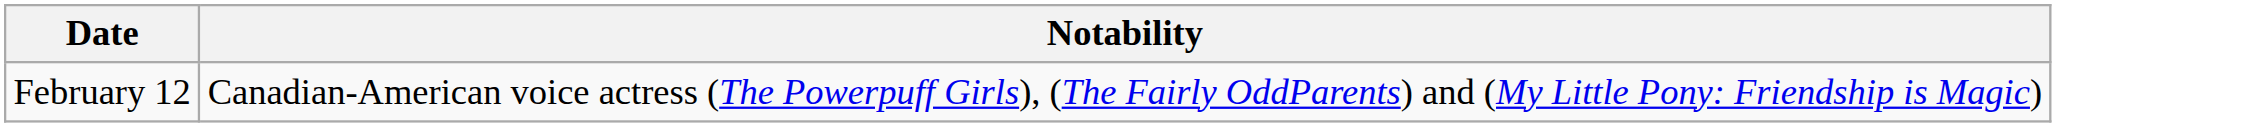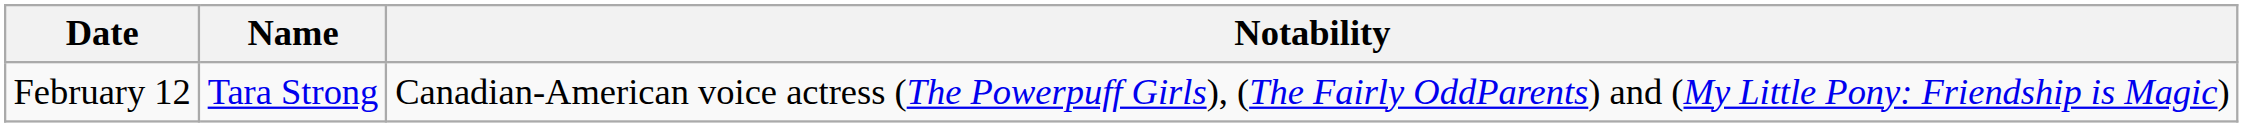+ column: (293, 33)
